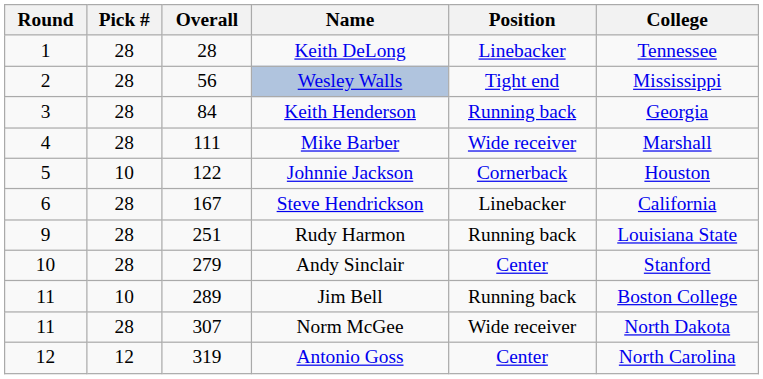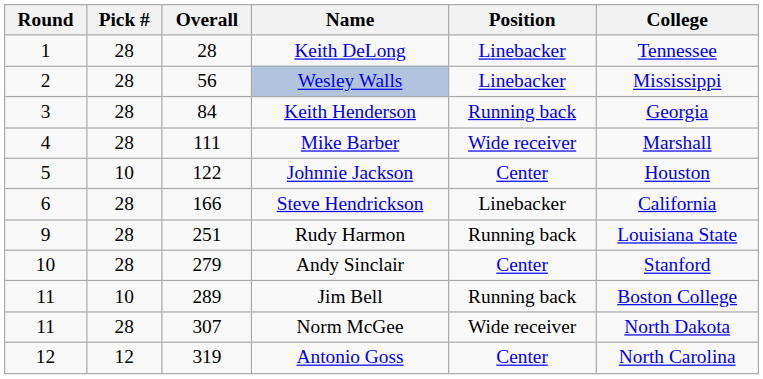(522, 81) Tight end -> (522, 81) Linebacker
(522, 173) Cornerback -> (522, 173) Center
(207, 204) 167 -> (207, 204) 166
